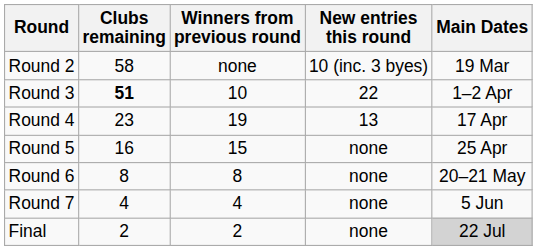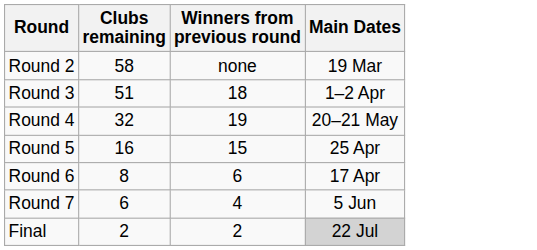- column: (369, 28)
(124, 93) bold -> (124, 93) normal
(237, 93) 10 -> (237, 93) 18
(124, 120) 23 -> (124, 120) 32
(482, 120) 17 Apr -> (355, 120) 20–21 May
(237, 176) 8 -> (237, 176) 6
(482, 176) 20–21 May -> (355, 176) 17 Apr
(124, 203) 4 -> (124, 203) 6
